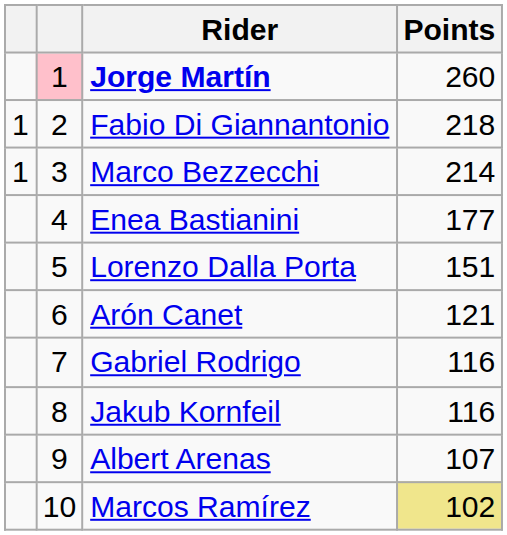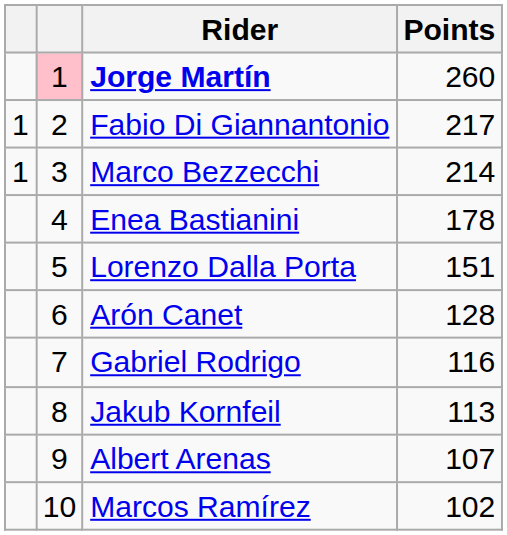(470, 124) 218 -> (470, 124) 217
(470, 220) 177 -> (470, 220) 178
(470, 315) 121 -> (470, 315) 128
(471, 410) 116 -> (471, 410) 113
(470, 505) khaki background -> (470, 505) no background
